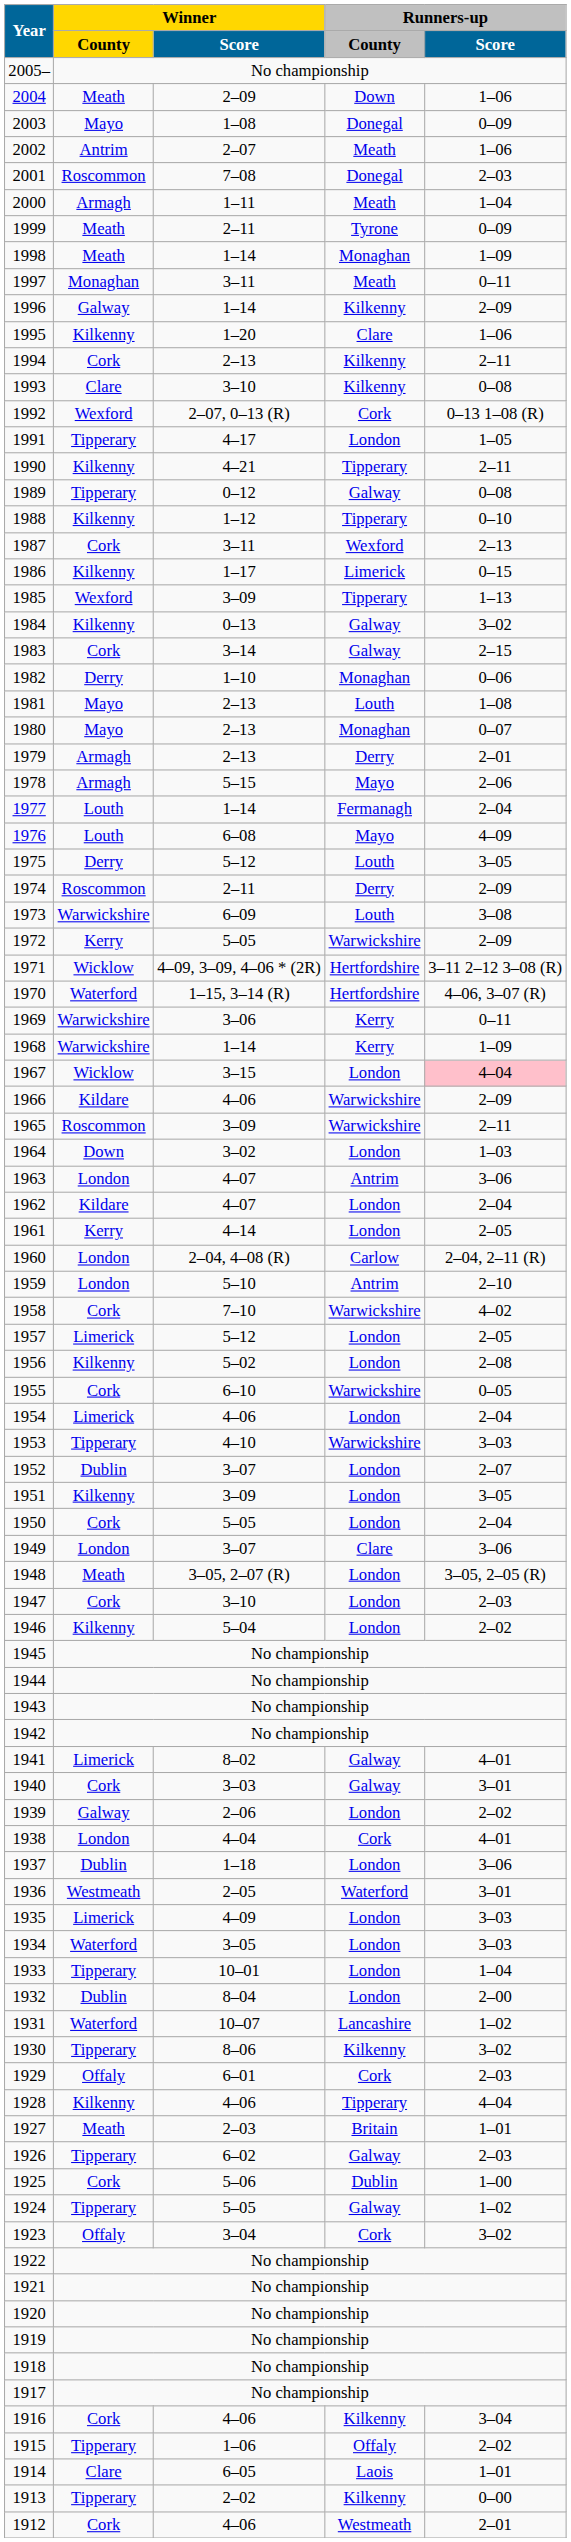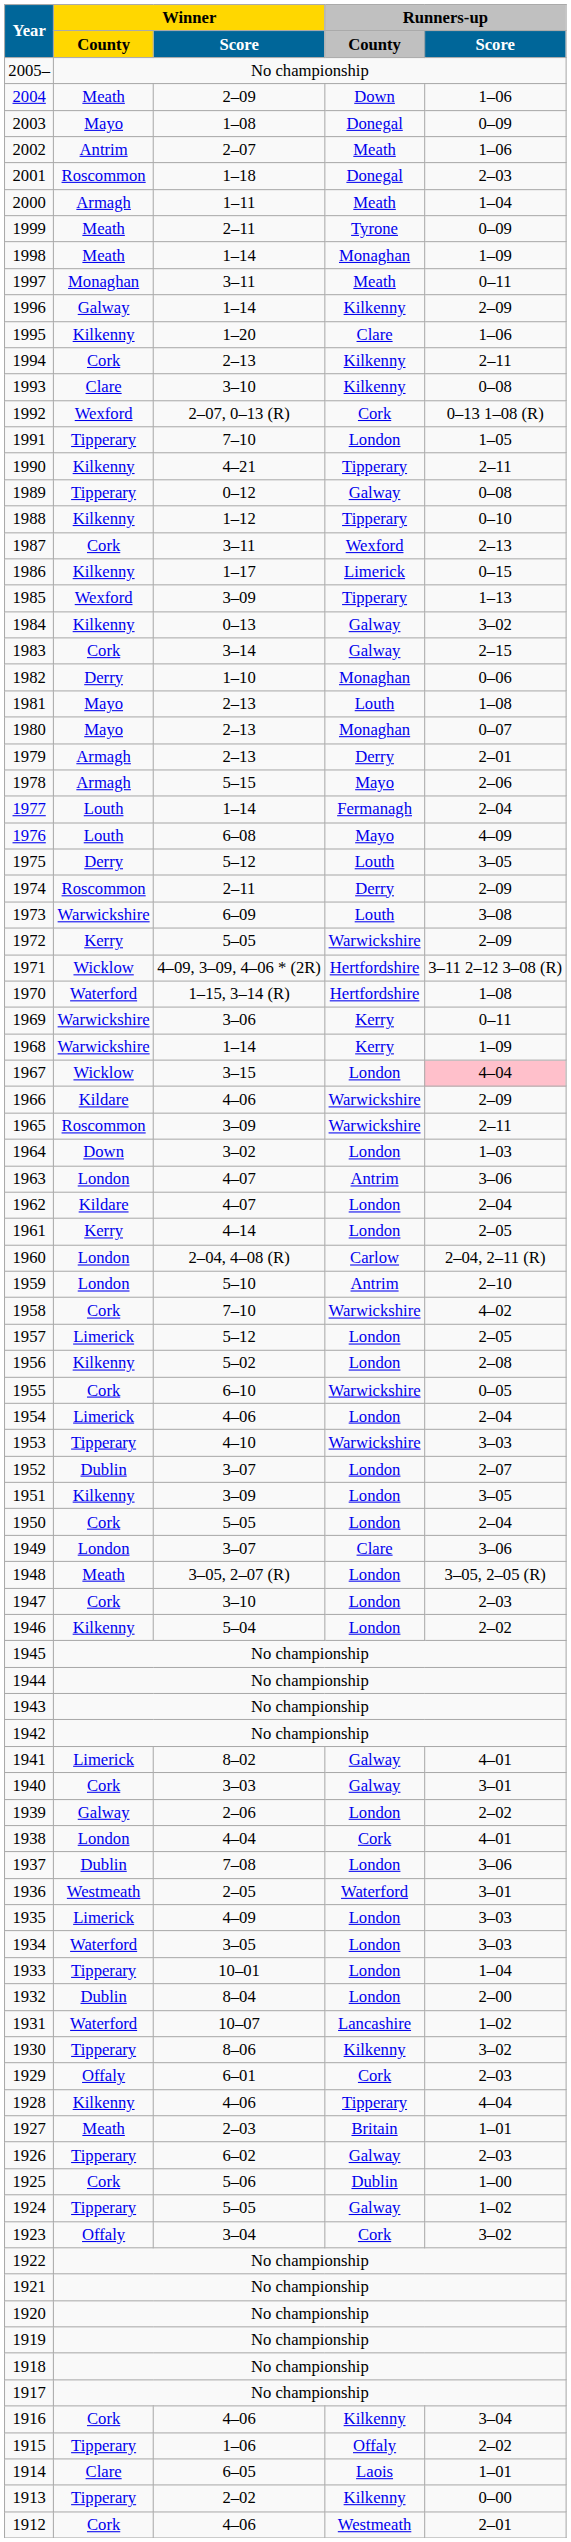(239, 176) 7–08 -> (239, 176) 1–18
(239, 439) 4–17 -> (239, 439) 7–10
(495, 994) 4–06, 3–07 (R) -> (495, 994) 1–08
(239, 1864) 1–18 -> (239, 1864) 7–08
